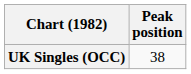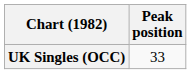(157, 56) 38 -> (157, 56) 33
